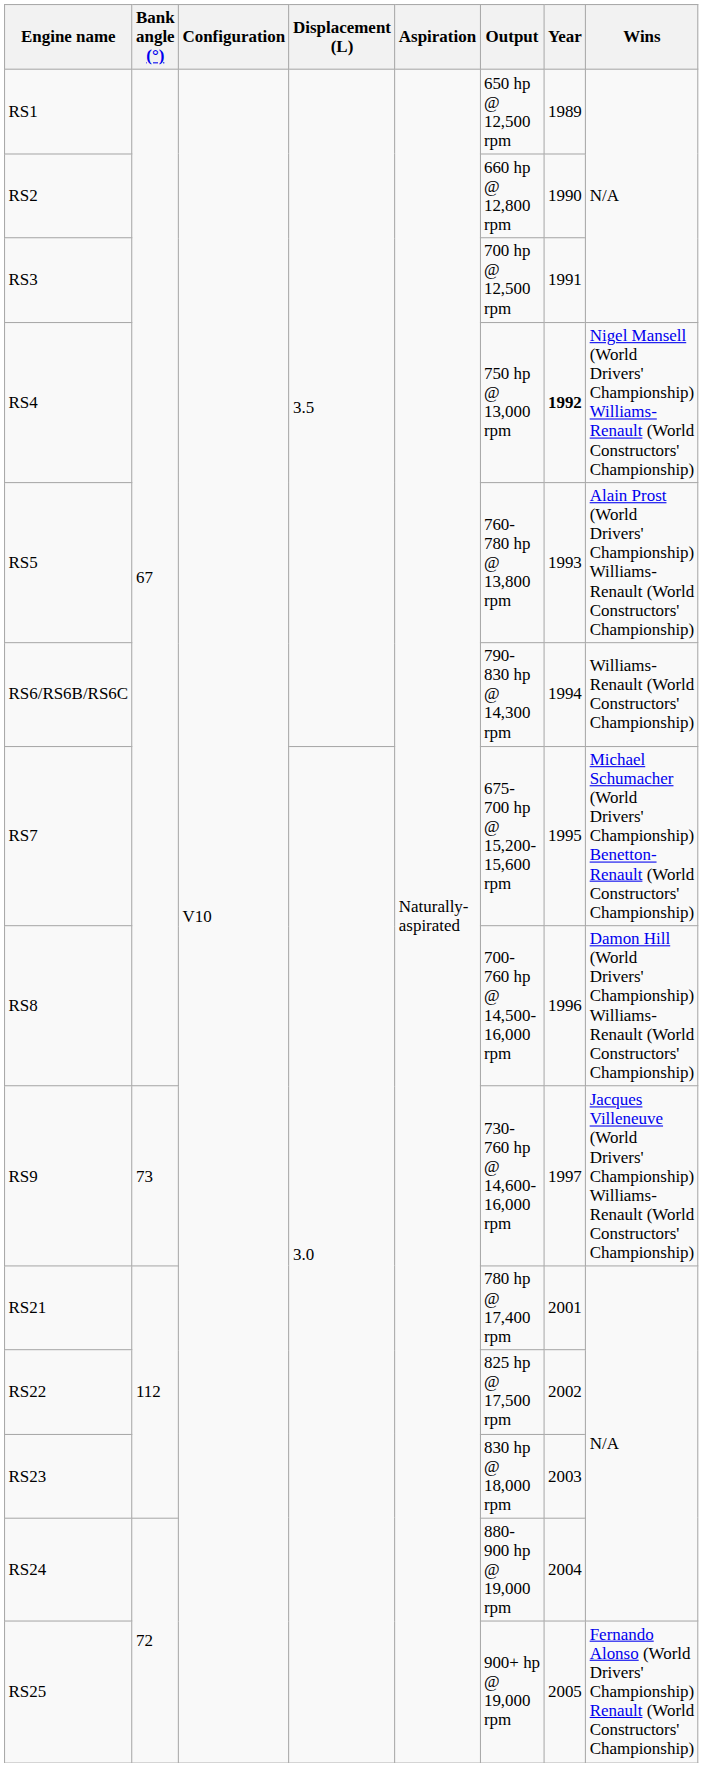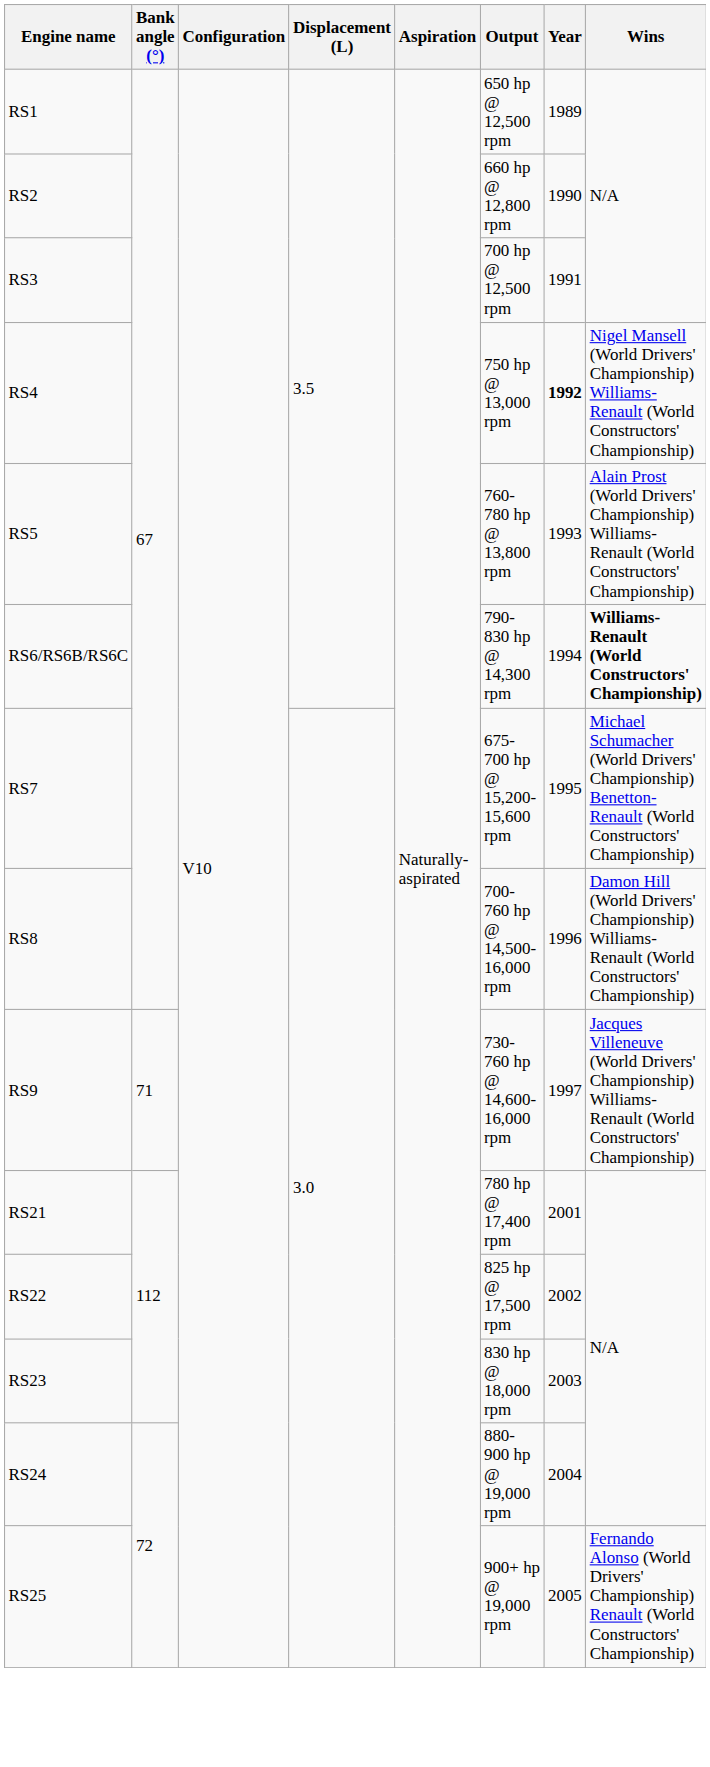(642, 694) normal -> (646, 656) bold
(144, 1175) 73 -> (144, 1090) 71
